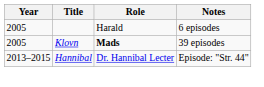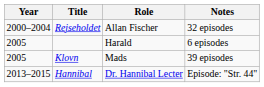+ row: (78, 27)
(108, 43) bold -> (116, 58) normal
